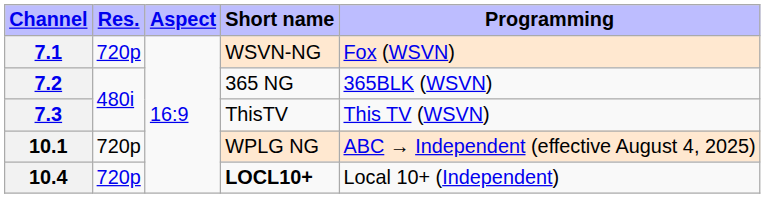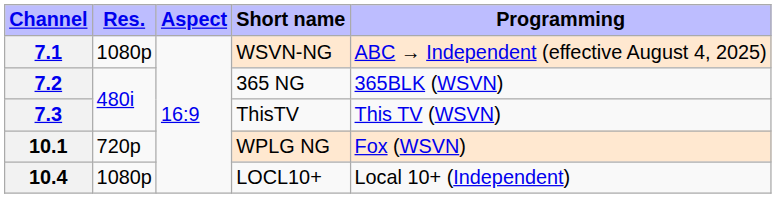(119, 51) 720p -> (124, 51) 1080p
(399, 51) Fox (WSVN) -> (561, 51) ABC → Independent (effective August 4, 2025)
(550, 146) ABC → Independent (effective August 4, 2025) -> (410, 146) Fox (WSVN)
(119, 177) 720p -> (124, 177) 1080p
(269, 177) bold -> (279, 177) normal
